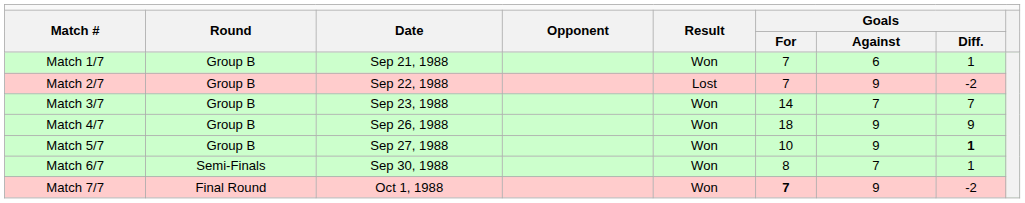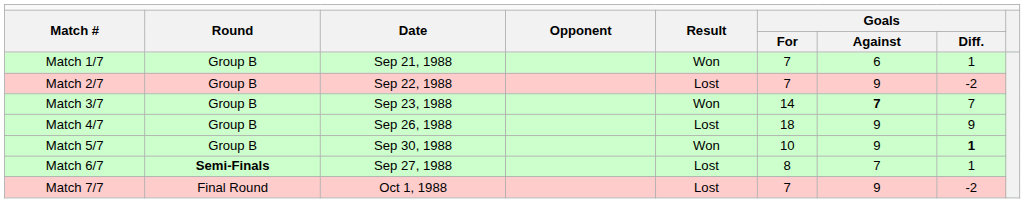(876, 104) normal -> (877, 104) bold
(704, 124) Won -> (706, 124) Lost
(409, 145) Sep 27, 1988 -> (413, 145) Sep 30, 1988
(231, 166) normal -> (233, 166) bold
(409, 166) Sep 30, 1988 -> (413, 166) Sep 27, 1988
(704, 166) Won -> (706, 166) Lost
(704, 187) Won -> (706, 187) Lost
(786, 187) bold -> (787, 187) normal
